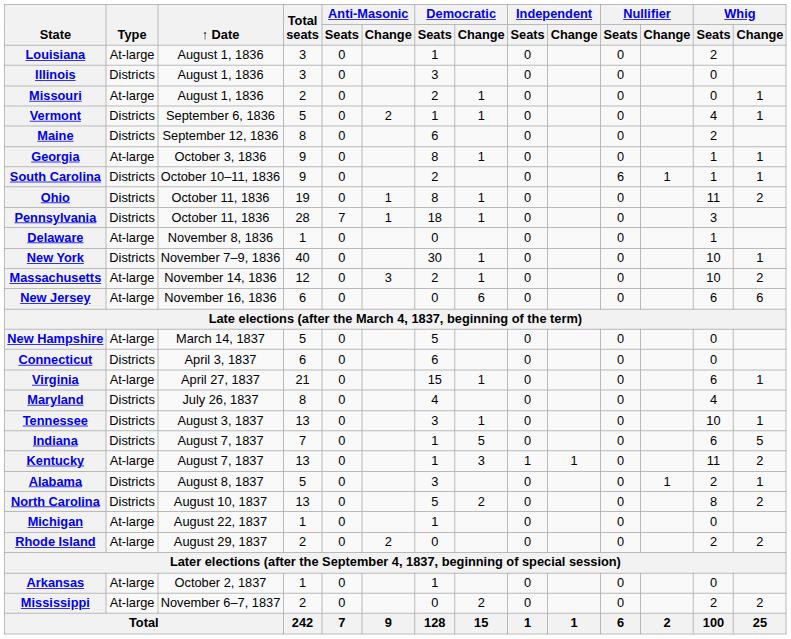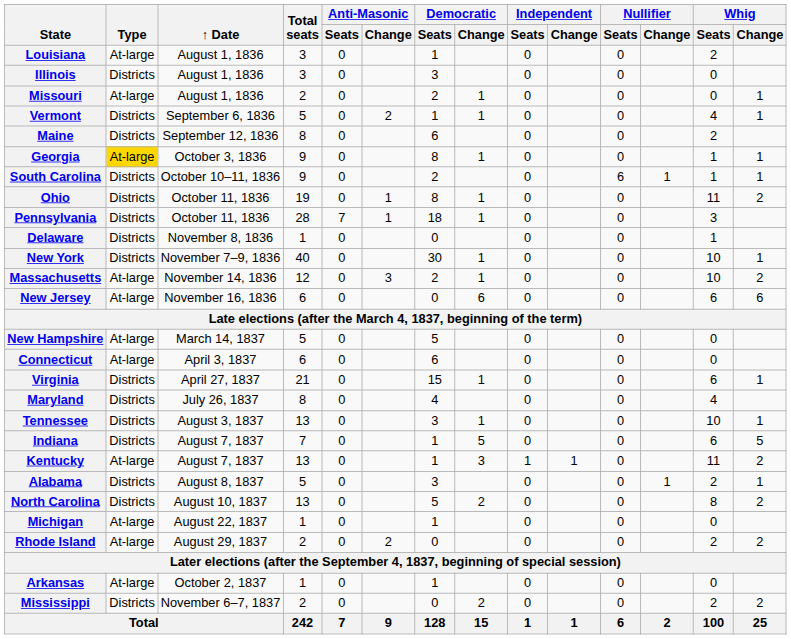(132, 156) no background -> (132, 156) gold background
(132, 237) At-large -> (132, 237) Districts
(132, 359) Districts -> (132, 359) At-large
(132, 380) At-large -> (132, 380) Districts
(132, 603) At-large -> (132, 603) Districts
